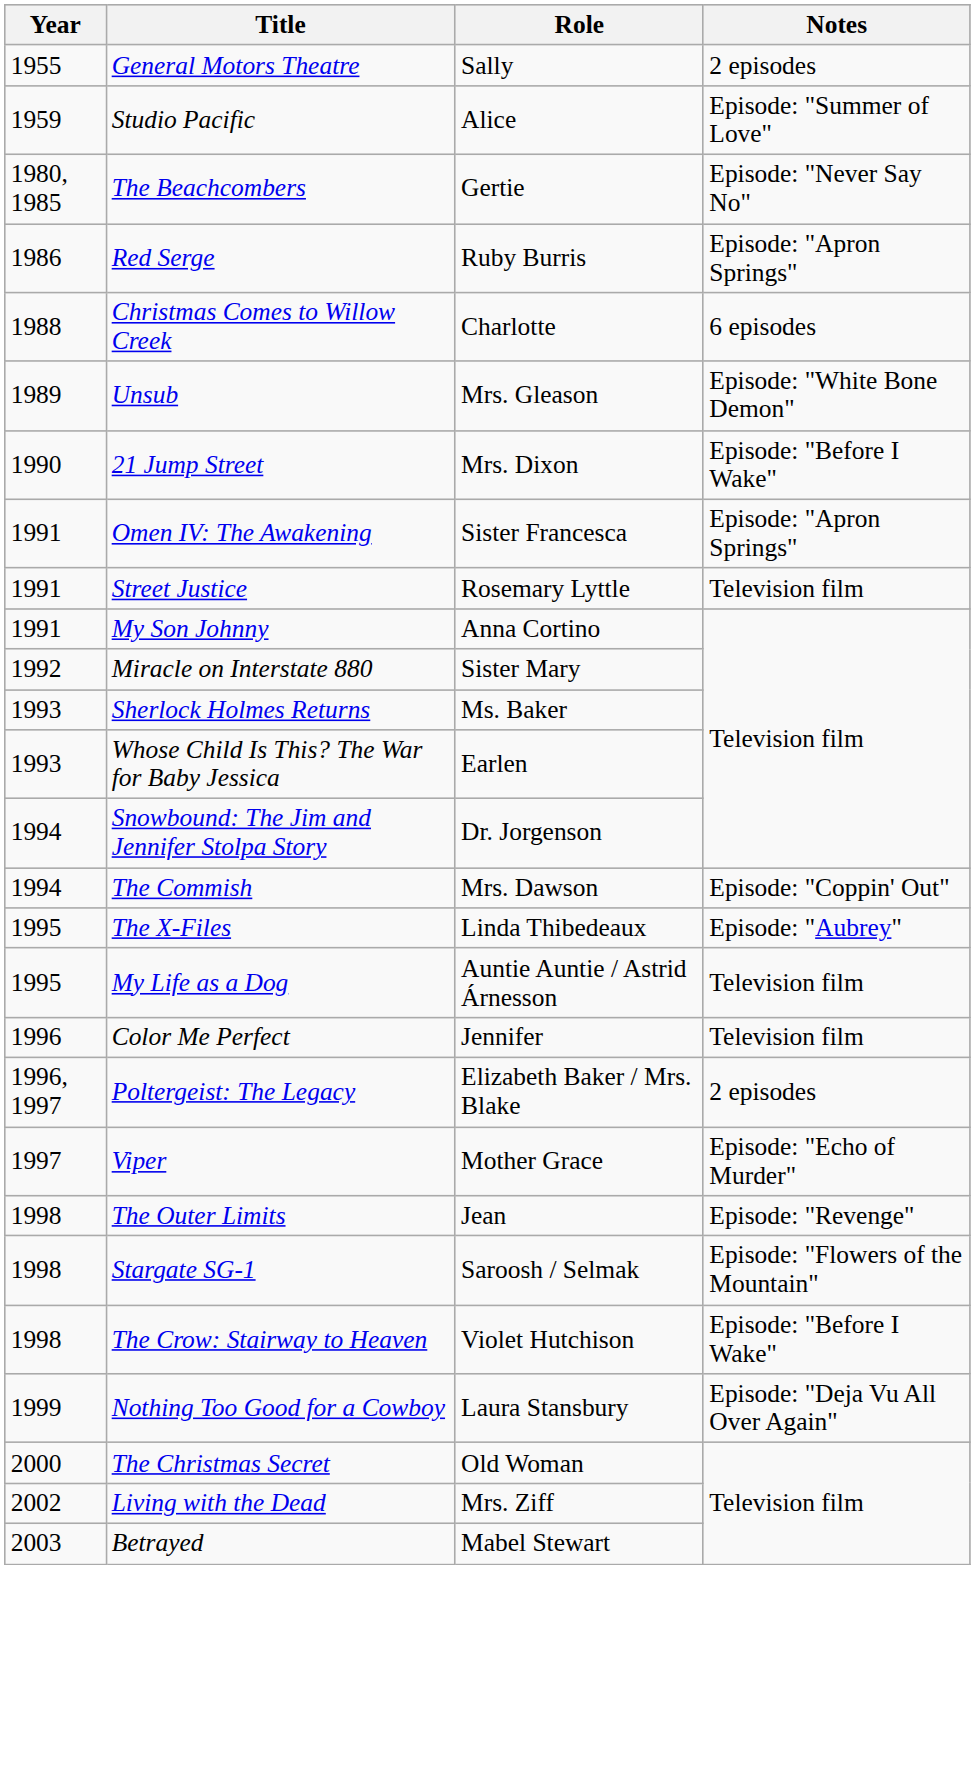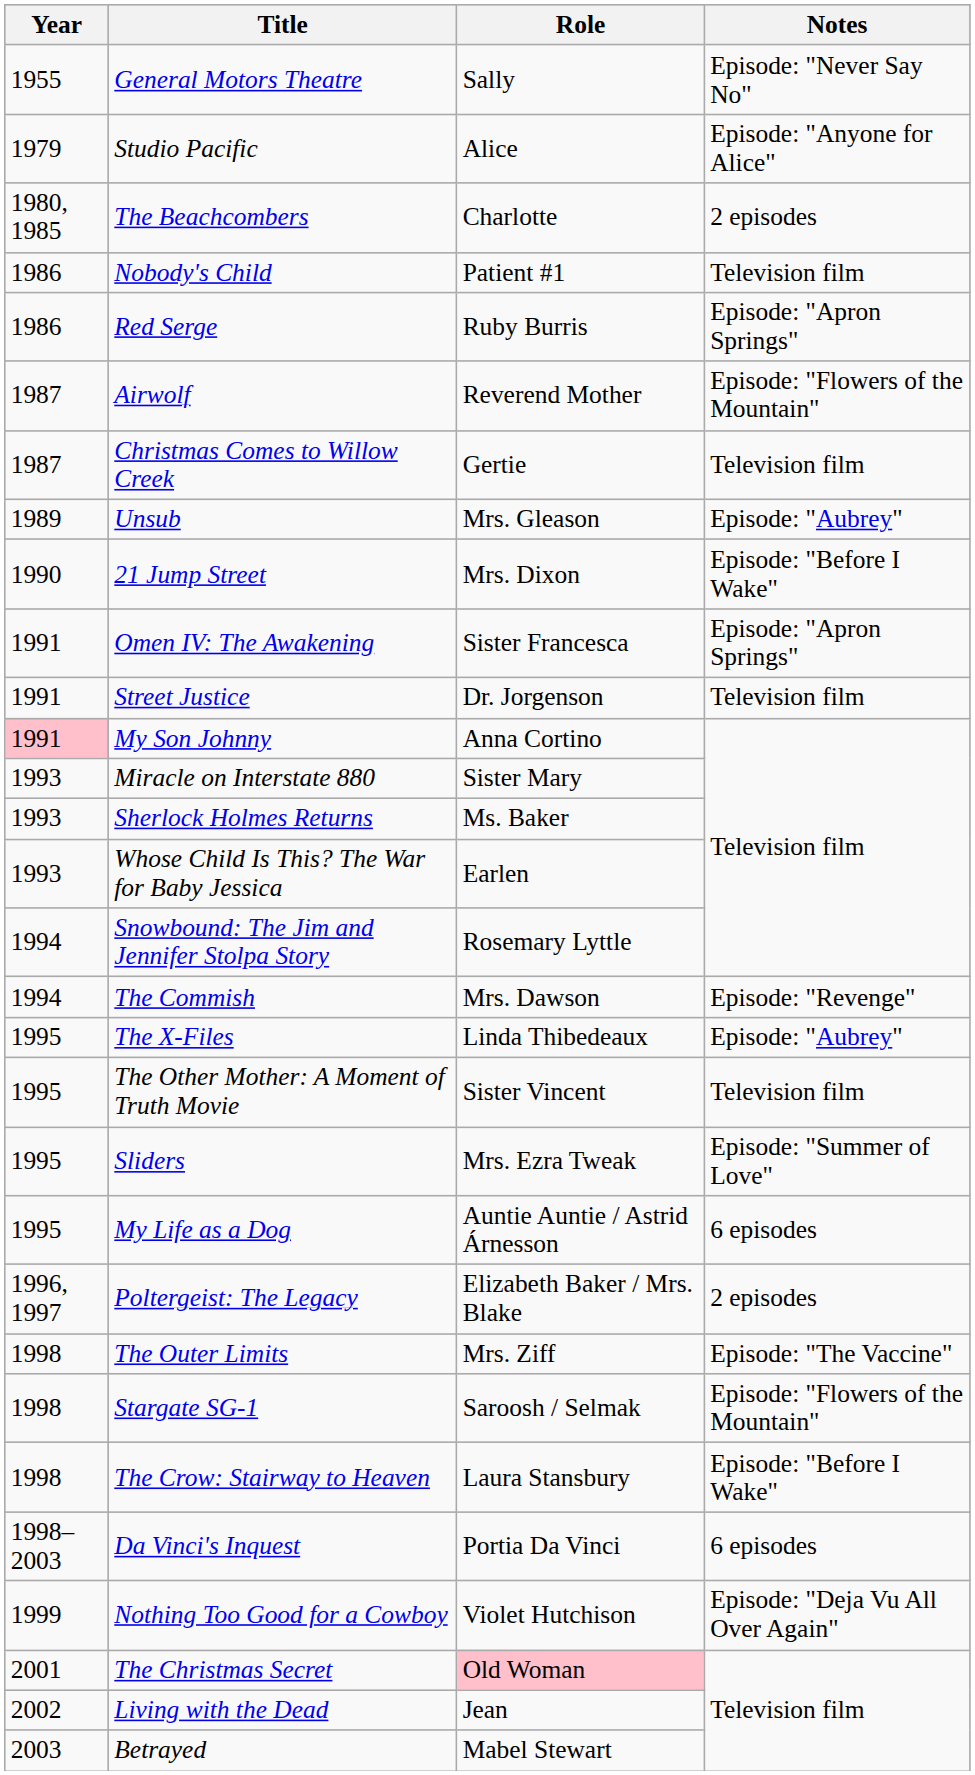(763, 65) 2 episodes -> (816, 79) Episode: "Never Say No"
(36, 119) 1959 -> (36, 148) 1979
(819, 119) Episode: "Summer of Love" -> (821, 148) Episode: "Anyone for Alice"
(493, 188) Gertie -> (510, 217) Charlotte
(816, 188) Episode: "Never Say No" -> (764, 217) 2 episodes
+ row: (193, 271)
+ row: (152, 395)
(36, 326) 1988 -> (36, 464) 1987
(508, 326) Charlotte -> (494, 464) Gertie
(763, 326) 6 episodes -> (787, 464) Television film
(823, 395) Episode: "White Bone Demon" -> (806, 519) Episode: "Aubrey"
(546, 588) Rosemary Lyttle -> (533, 697) Dr. Jorgenson
(36, 628) no background -> (36, 737) pink background
(36, 668) 1992 -> (36, 778) 1993
(532, 832) Dr. Jorgenson -> (547, 942) Rosemary Lyttle
(829, 887) Episode: "Coppin' Out" -> (813, 996) Episode: "Revenge"
+ row: (280, 1091)
+ row: (150, 1160)
(787, 982) Television film -> (764, 1229) 6 episodes
- row: (201, 1037)
- row: (139, 1160)
(484, 1215) Jean -> (509, 1353) Mrs. Ziff
(812, 1215) Episode: "Revenge" -> (831, 1353) Episode: "The Vaccine"
(548, 1339) Violet Hutchison -> (546, 1476) Laura Stansbury
+ row: (207, 1545)
(545, 1407) Laura Stansbury -> (549, 1614) Violet Hutchison
(36, 1462) 2000 -> (36, 1669) 2001
(522, 1462) no background -> (524, 1669) pink background
(508, 1502) Mrs. Ziff -> (485, 1709) Jean
